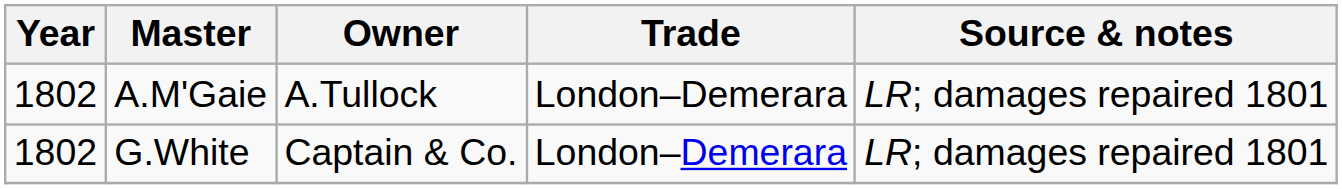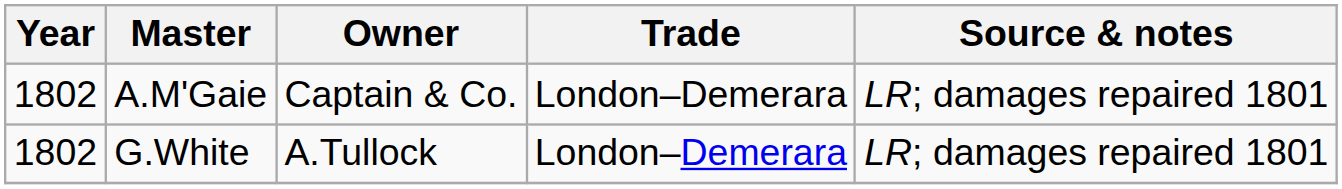(361, 93) A.Tullock -> (401, 93) Captain & Co.
(401, 152) Captain & Co. -> (361, 152) A.Tullock
